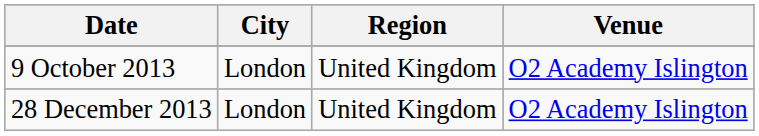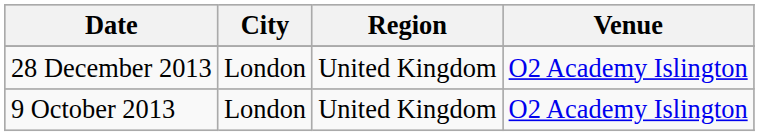rows swapped: (93, 67) <-> (111, 109)
